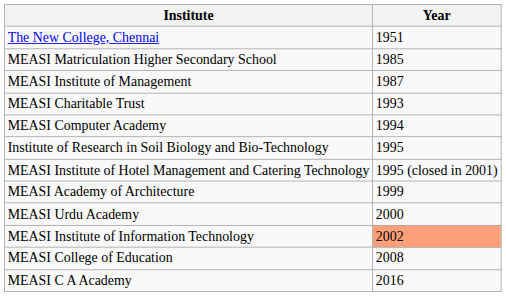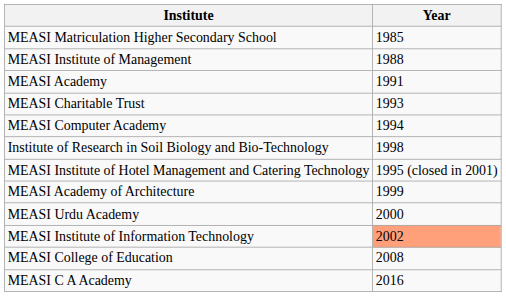- row: (83, 37)
(390, 81) 1987 -> (390, 59) 1988
+ row: (57, 81)
(390, 147) 1995 -> (390, 147) 1998
